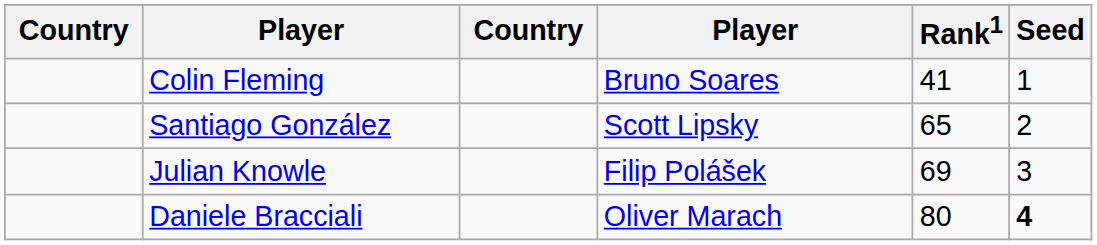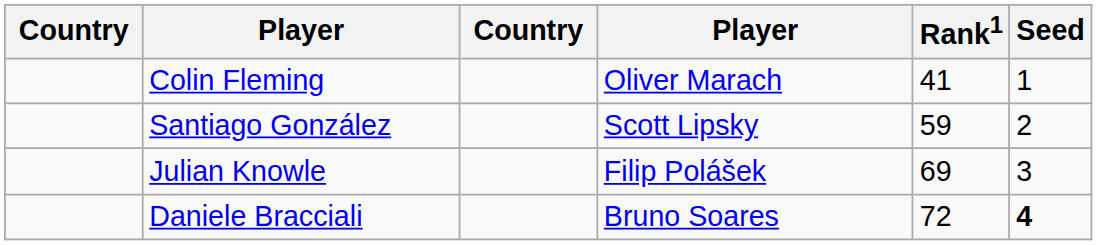(691, 80) Bruno Soares -> (693, 80) Oliver Marach
(936, 125) 65 -> (936, 125) 59
(693, 216) Oliver Marach -> (691, 216) Bruno Soares
(936, 216) 80 -> (936, 216) 72
